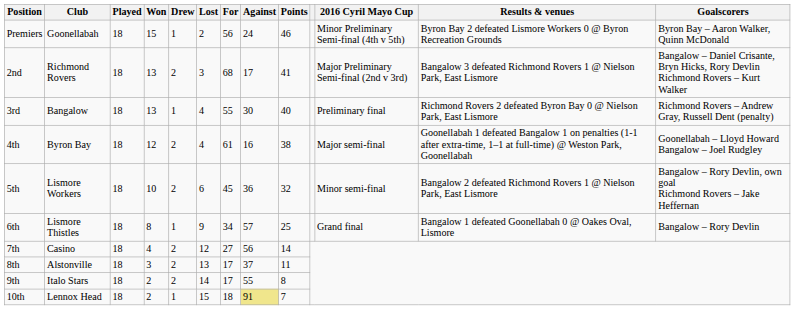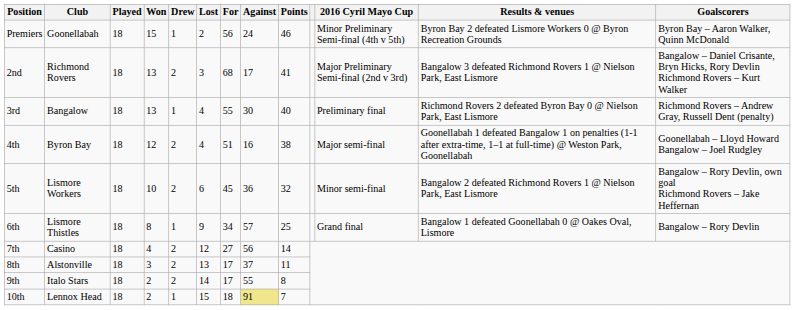(228, 144) 61 -> (228, 144) 51
